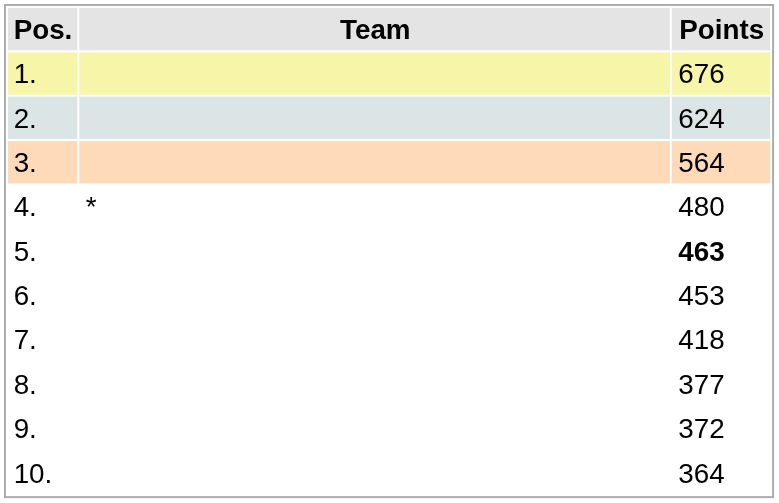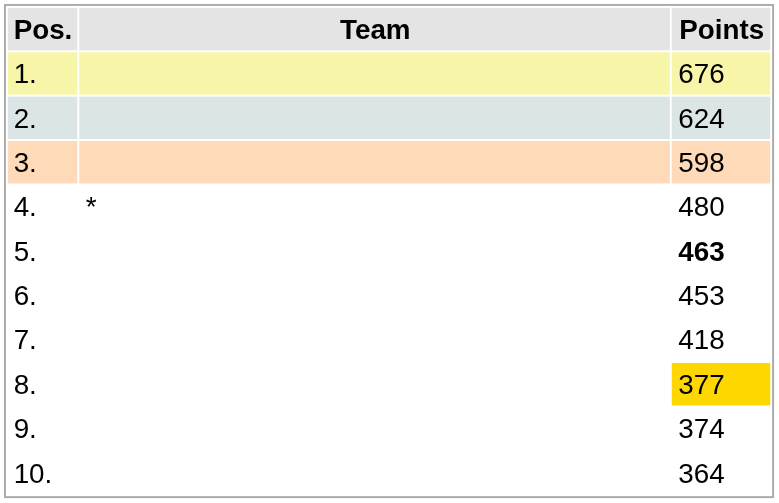(701, 162) 564 -> (701, 162) 598
(701, 384) no background -> (701, 384) gold background
(701, 429) 372 -> (701, 429) 374
